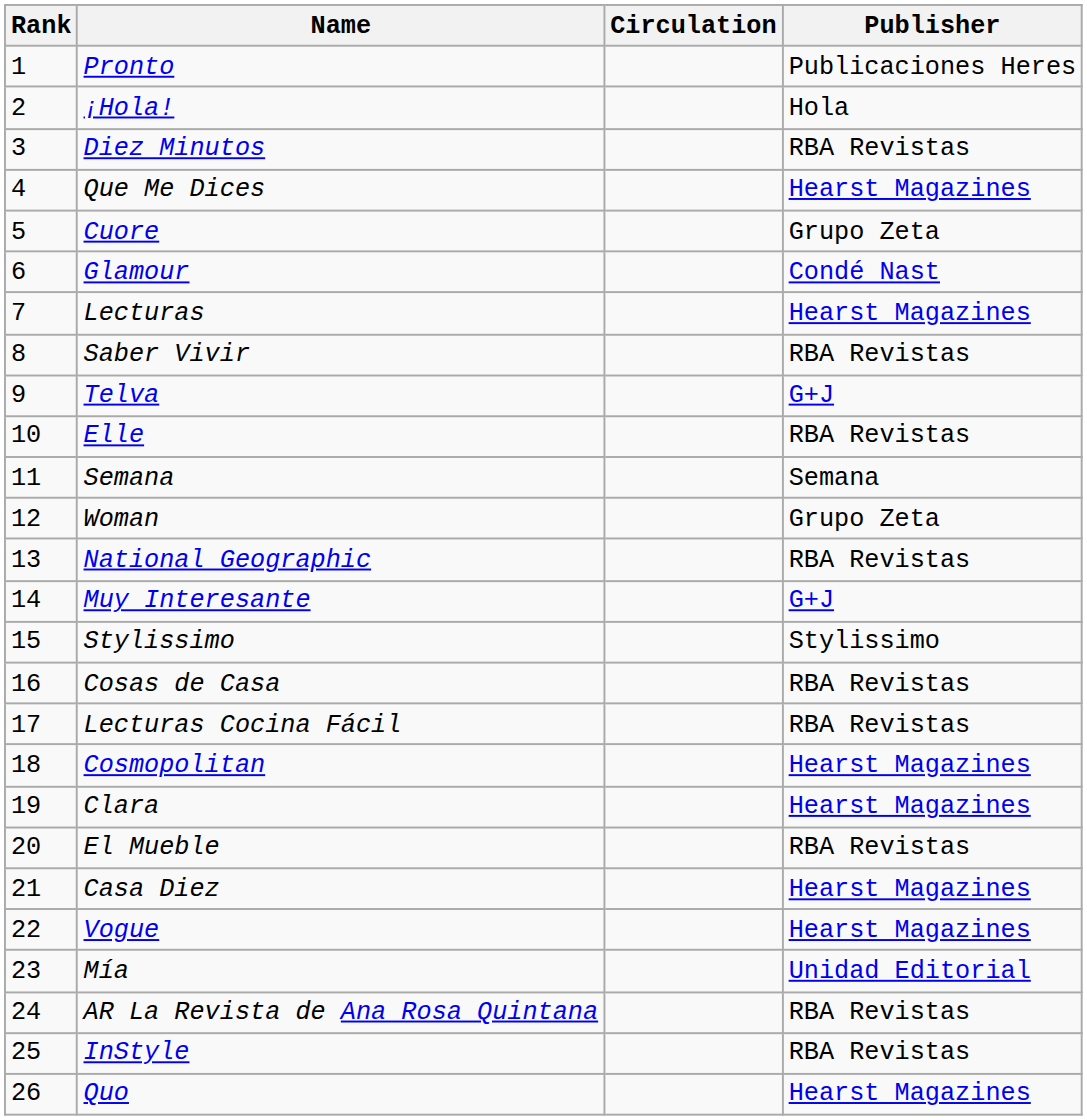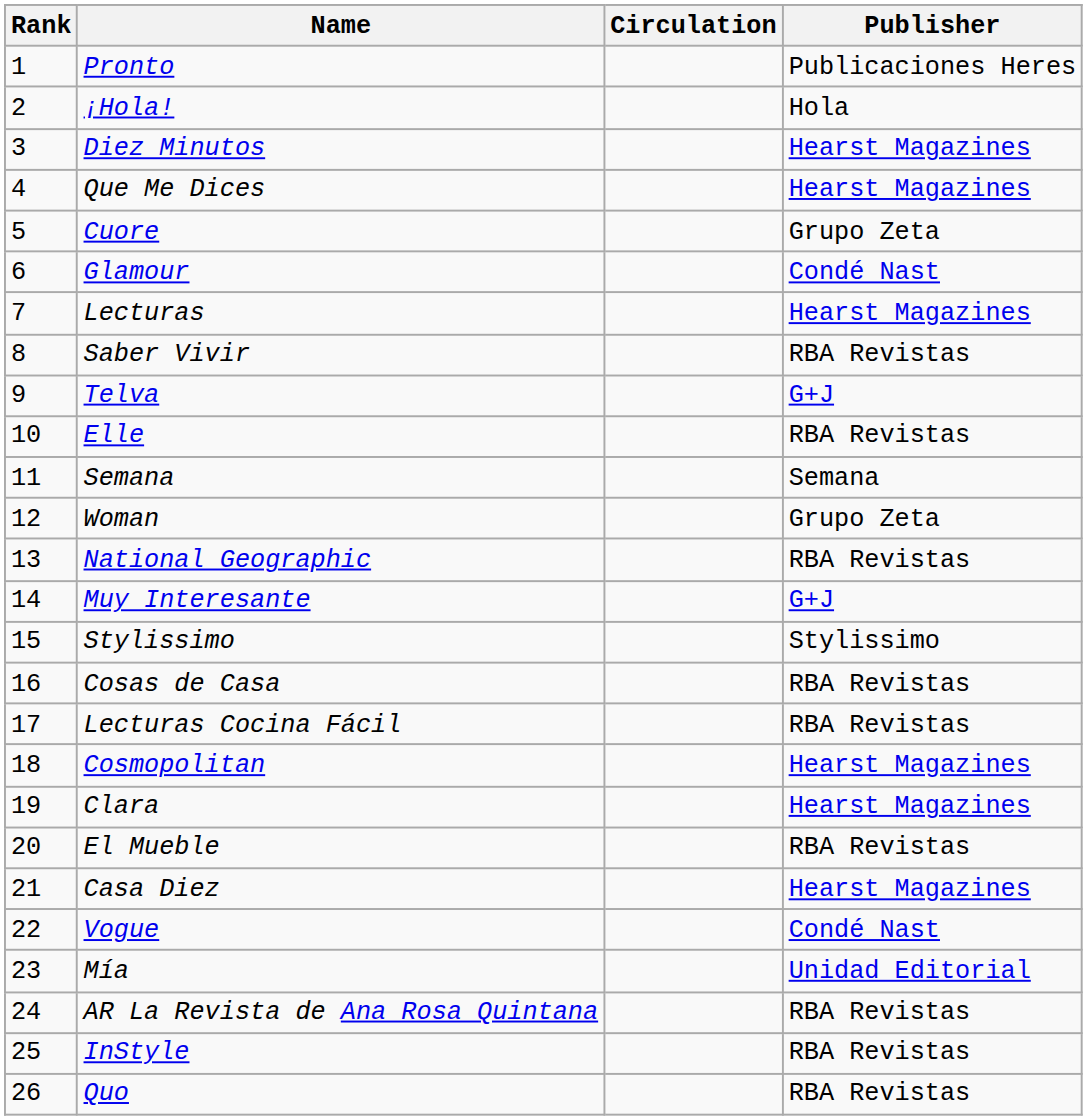(879, 149) RBA Revistas -> (910, 149) Hearst Magazines
(910, 930) Hearst Magazines -> (864, 930) Condé Nast
(910, 1094) Hearst Magazines -> (879, 1094) RBA Revistas
